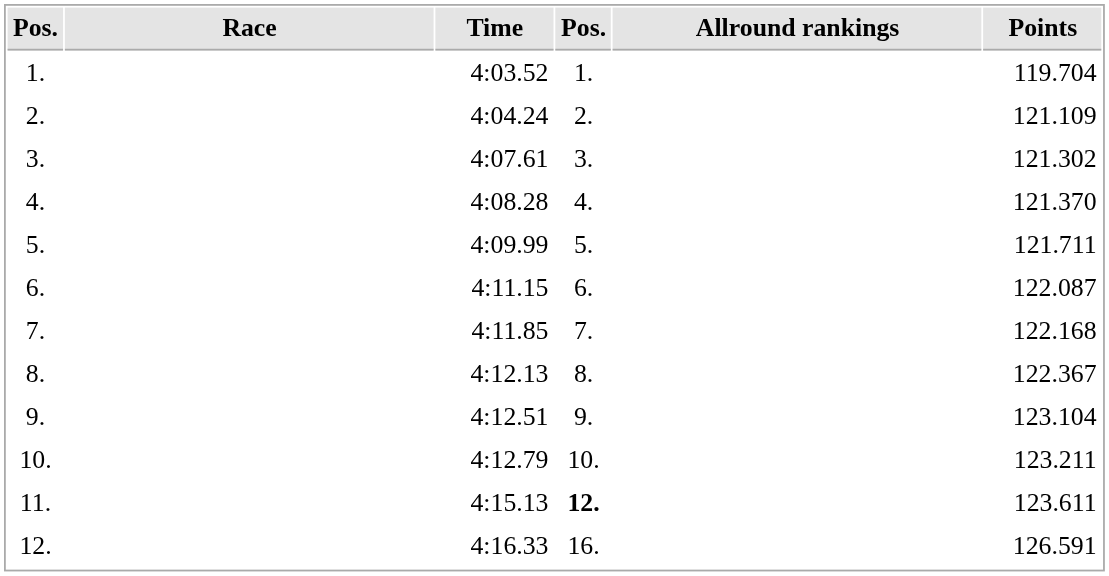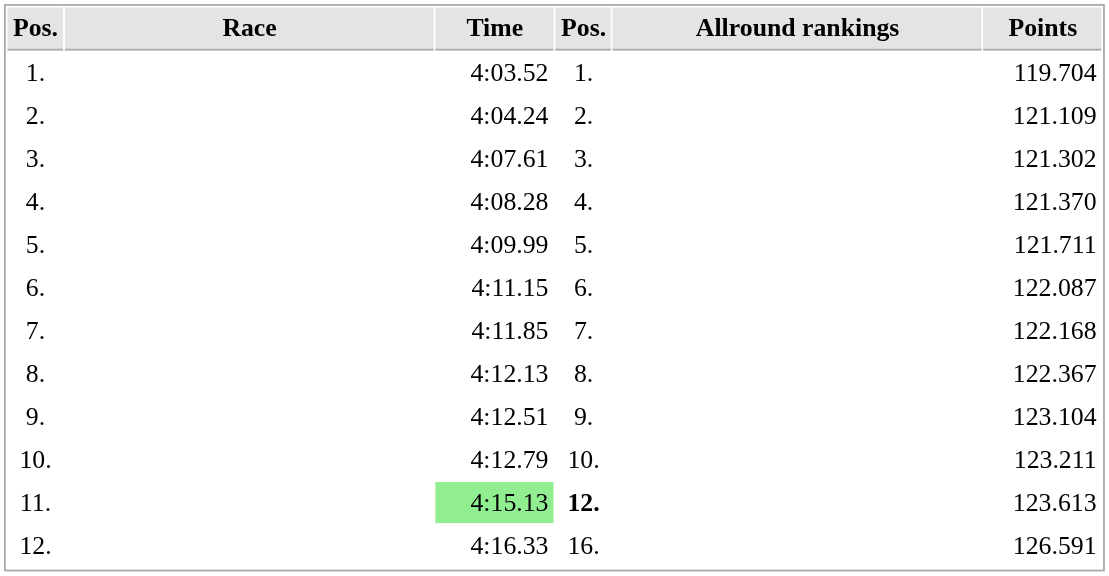(509, 502) no background -> (509, 502) lightgreen background
(1055, 502) 123.611 -> (1055, 502) 123.613
